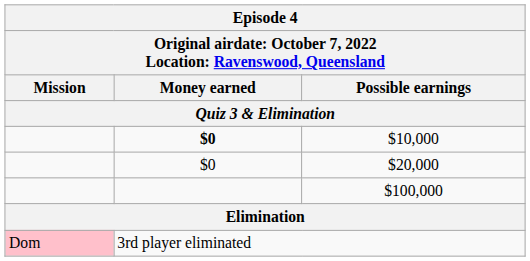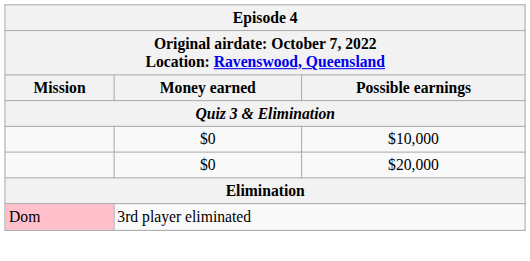(208, 139) bold -> (208, 139) normal
- row: (414, 191)
